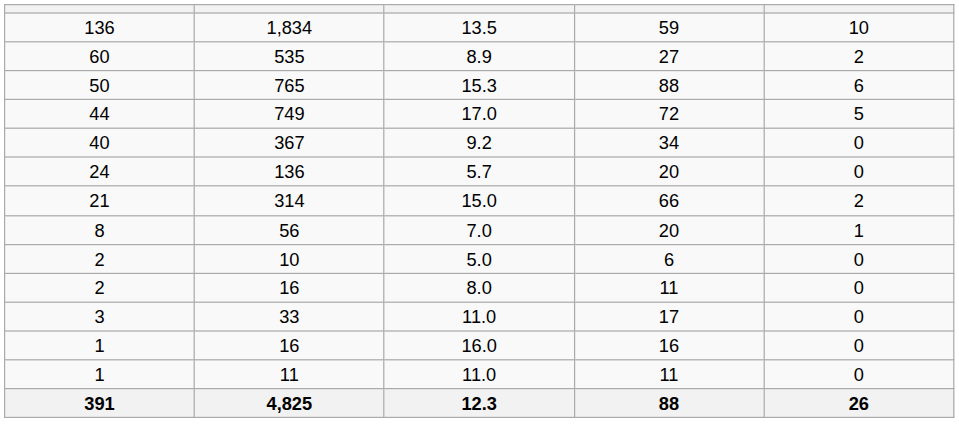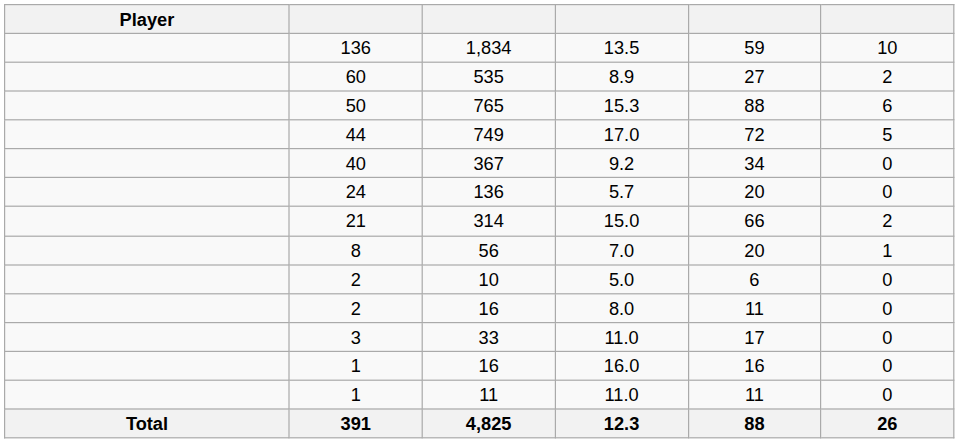+ column: (147, 19)
